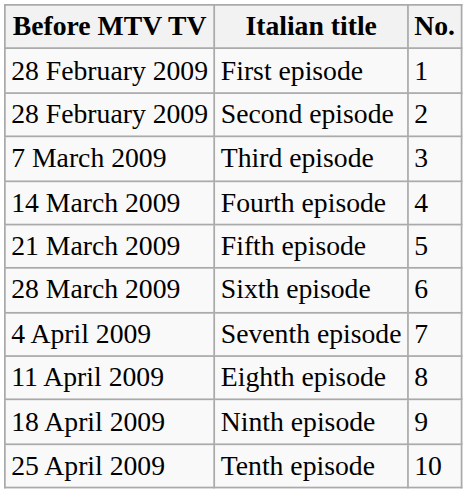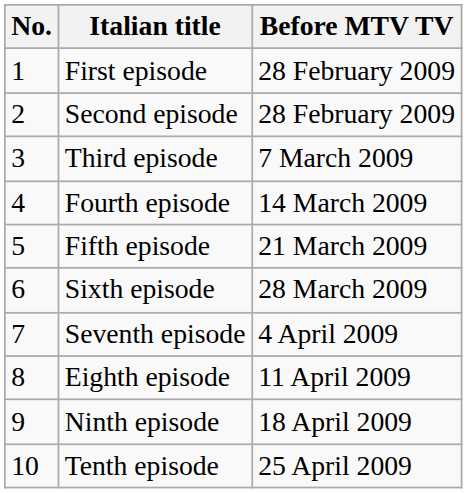columns swapped: (435, 26) <-> (110, 26)
